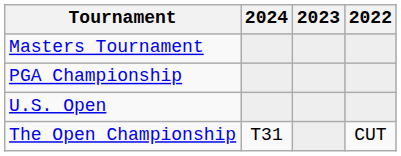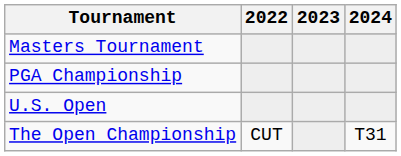columns swapped: (370, 20) <-> (266, 20)
